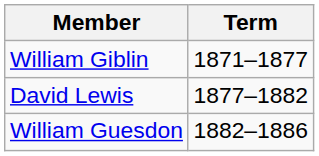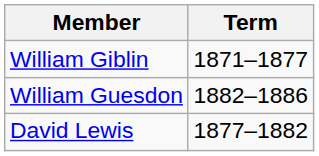rows swapped: (72, 95) <-> (96, 131)
